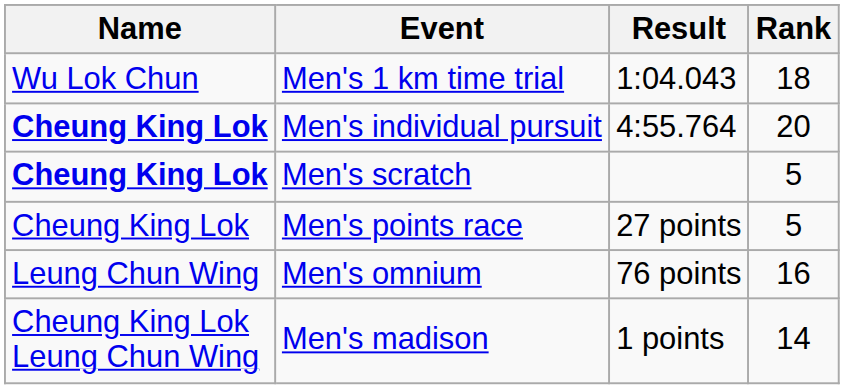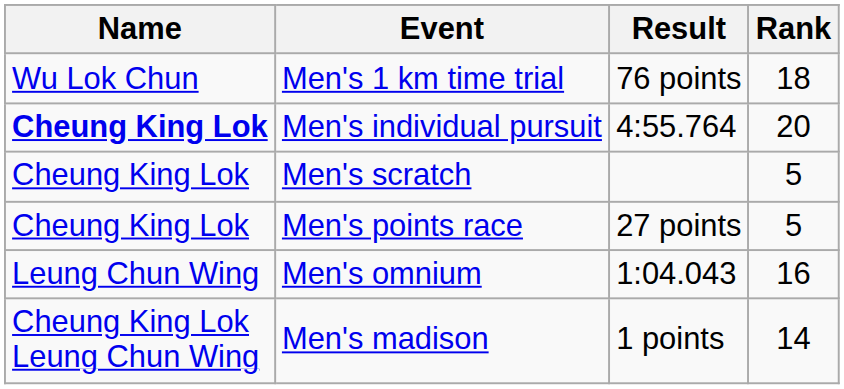(676, 77) 1:04.043 -> (679, 77) 76 points
(140, 175) bold -> (131, 175) normal
(679, 273) 76 points -> (676, 273) 1:04.043
